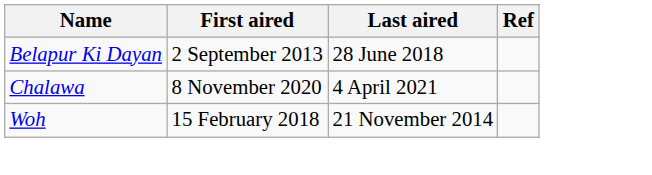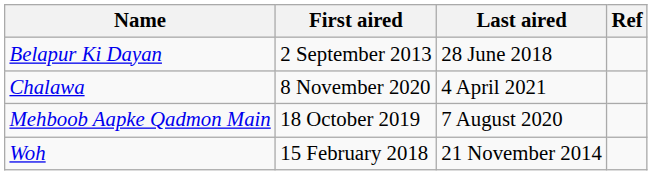+ row: (140, 119)
